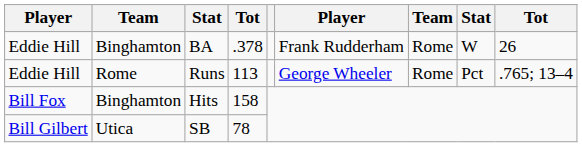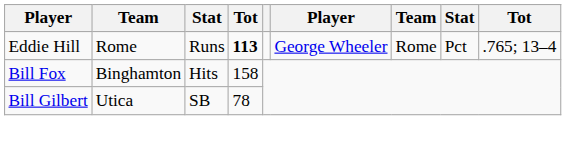- row: (201, 45)
(245, 73) normal -> (245, 45) bold
